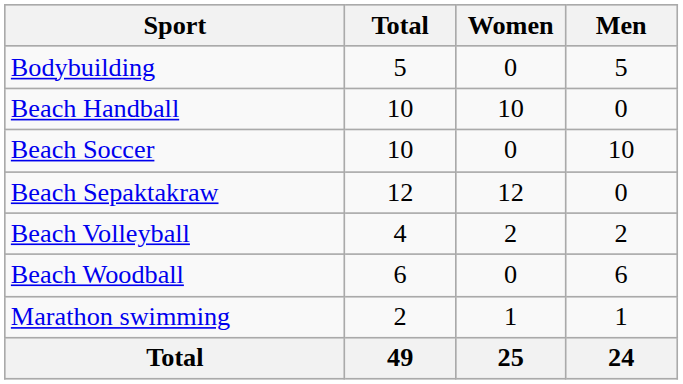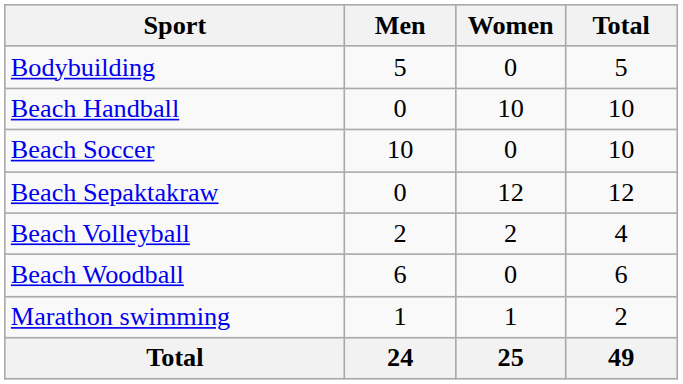columns swapped: (621, 25) <-> (400, 25)
